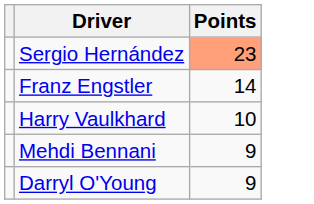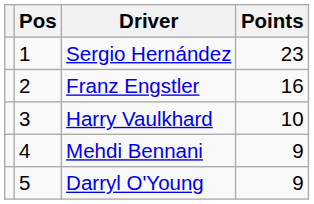+ column: (38, 21)
(245, 54) lightsalmon background -> (292, 54) no background
(245, 86) 14 -> (292, 86) 16
